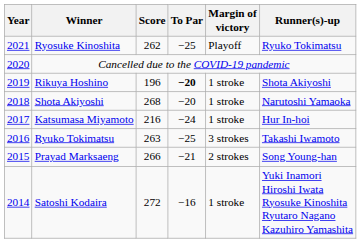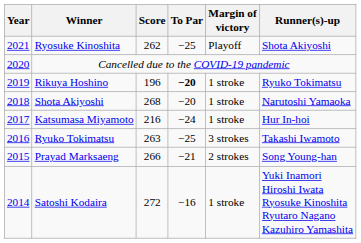(302, 45) Ryuko Tokimatsu -> (296, 45) Shota Akiyoshi
(296, 82) Shota Akiyoshi -> (302, 82) Ryuko Tokimatsu
